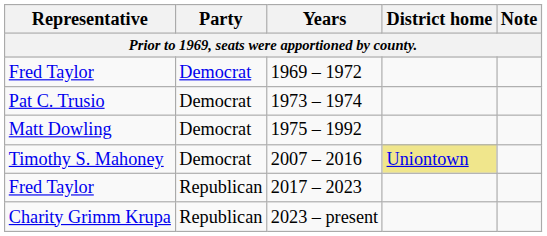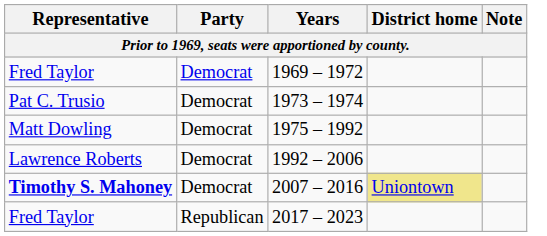+ row: (318, 158)
(86, 158) normal -> (90, 187) bold
- row: (324, 216)
